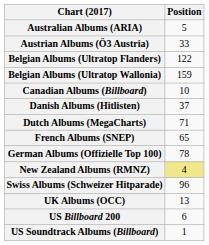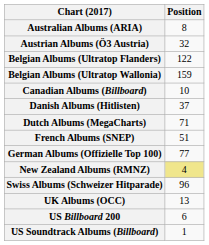(184, 28) 5 -> (184, 28) 8
(184, 43) 33 -> (184, 43) 32
(184, 138) 65 -> (184, 138) 51
(184, 153) 78 -> (184, 153) 77
